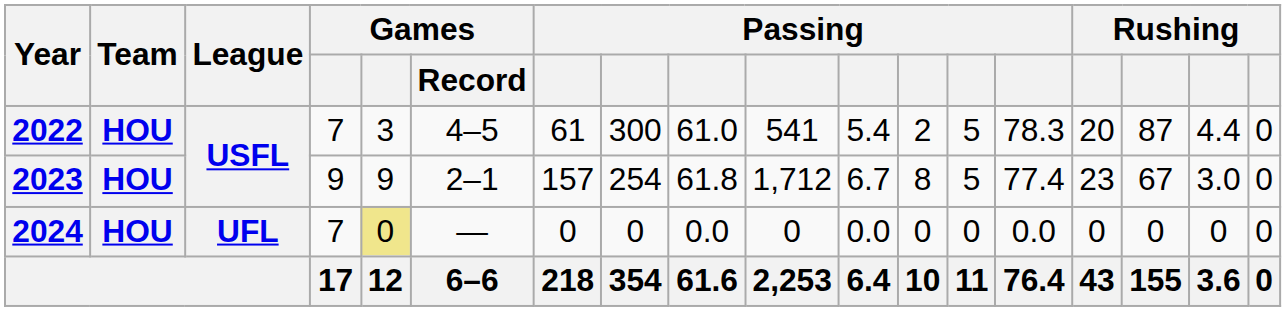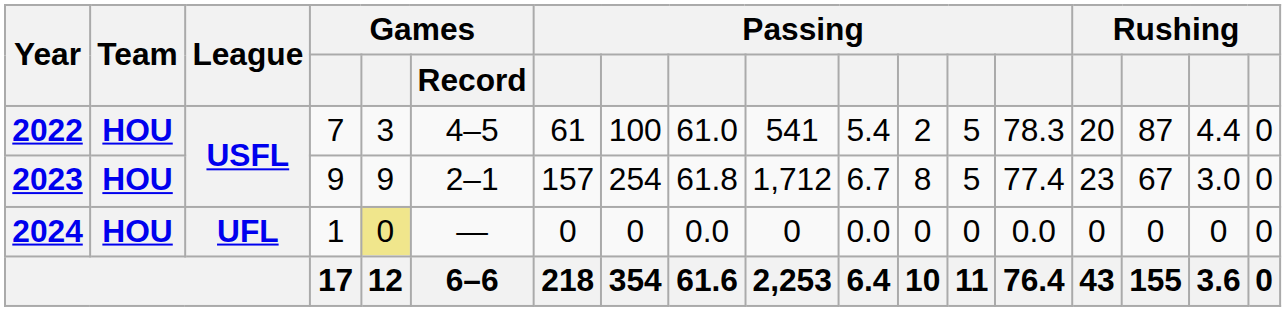(635, 130) 300 -> (635, 130) 100
(335, 230) 7 -> (335, 230) 1
